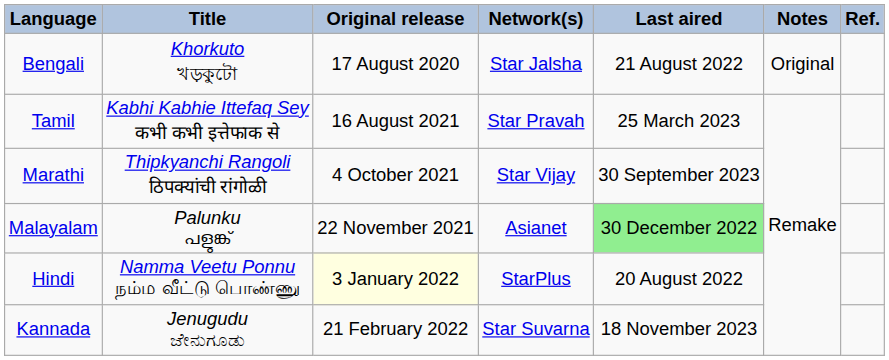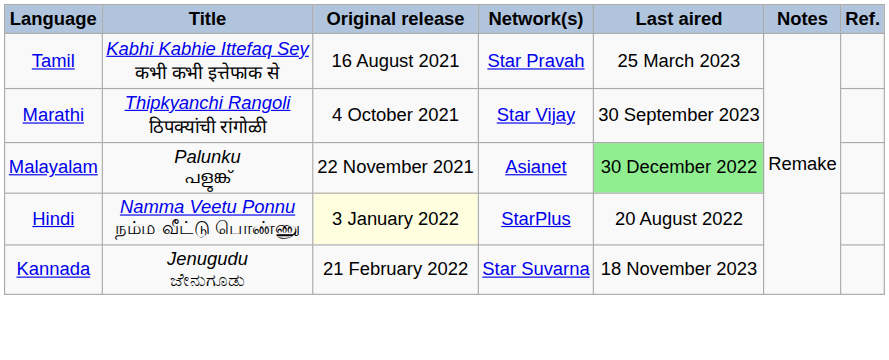- row: (53, 63)
